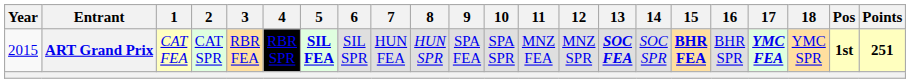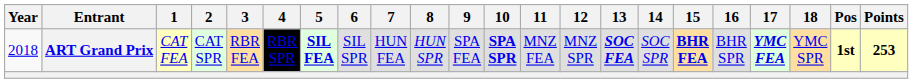(23, 49) 2015 -> (23, 49) 2018
(501, 49) normal -> (502, 49) bold
(882, 49) 251 -> (884, 49) 253
